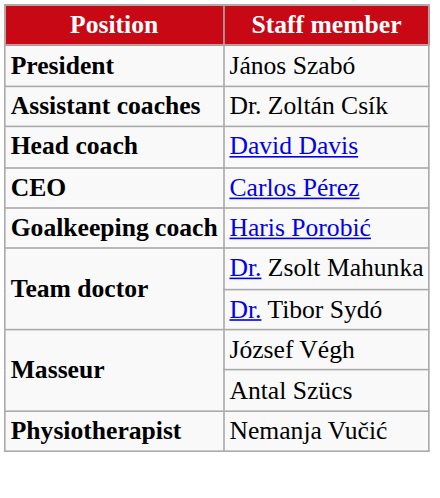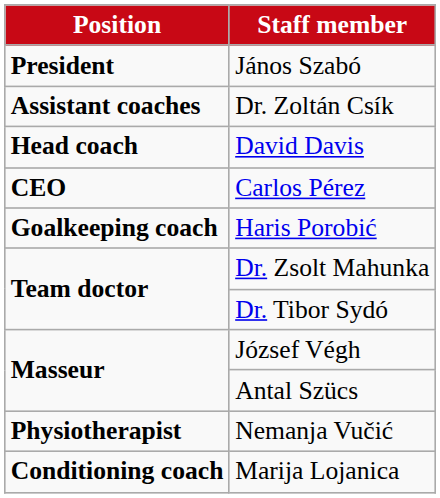+ row: (317, 471)
